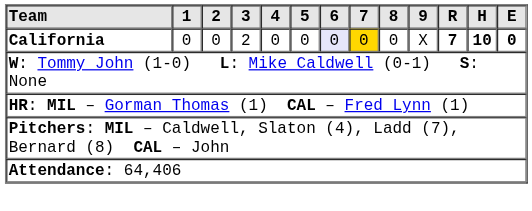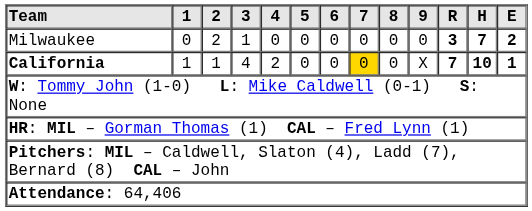+ row: (52, 40)
(187, 40) 0 -> (187, 64) 1
(216, 40) 0 -> (216, 64) 1
(246, 40) 2 -> (246, 64) 4
(275, 40) 0 -> (275, 64) 2
(334, 40) lavender background -> (334, 64) no background
(512, 40) 0 -> (512, 64) 1
